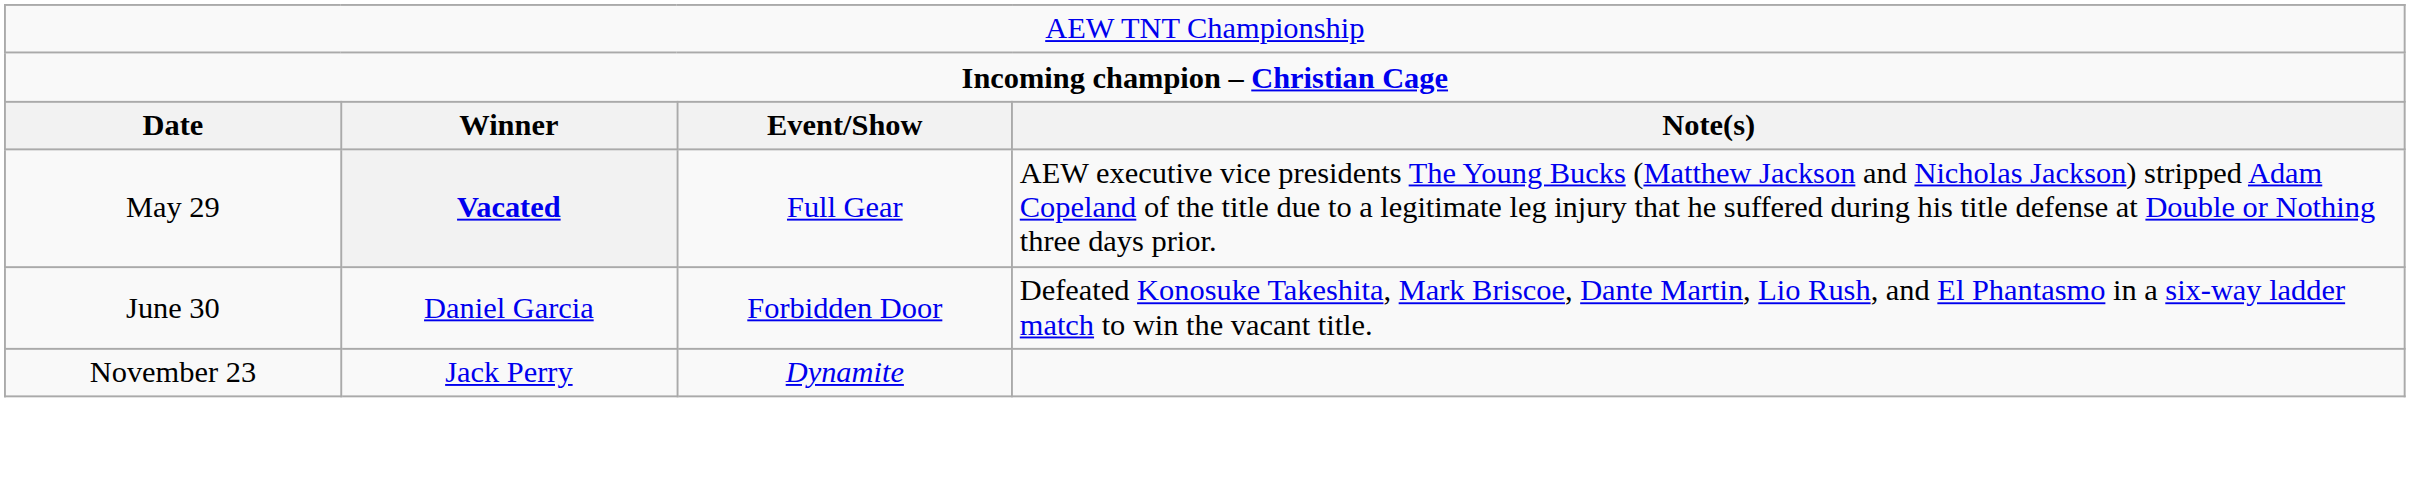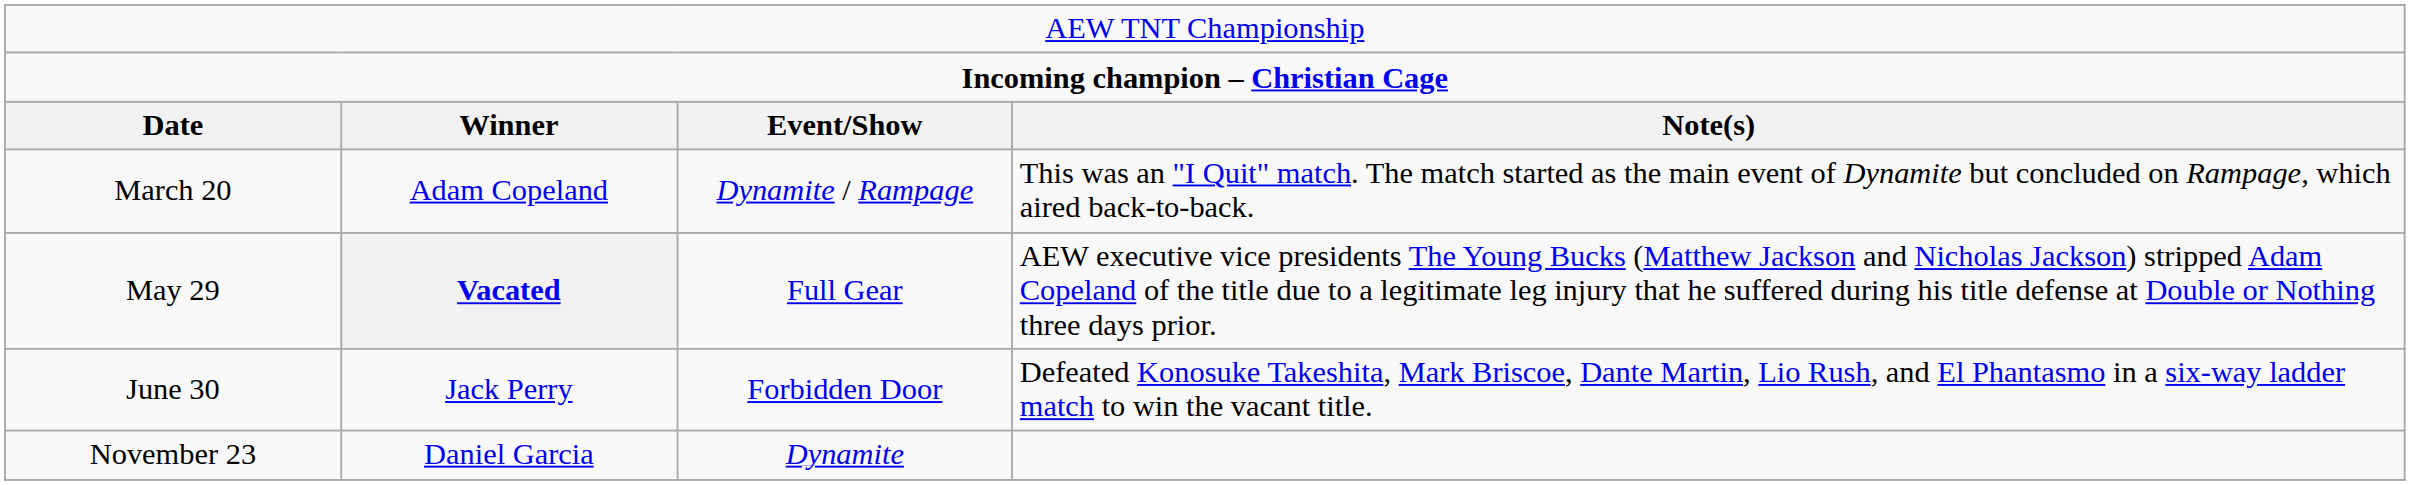+ row: (173, 190)
(509, 306) Daniel Garcia -> (509, 389) Jack Perry
(509, 372) Jack Perry -> (509, 454) Daniel Garcia
